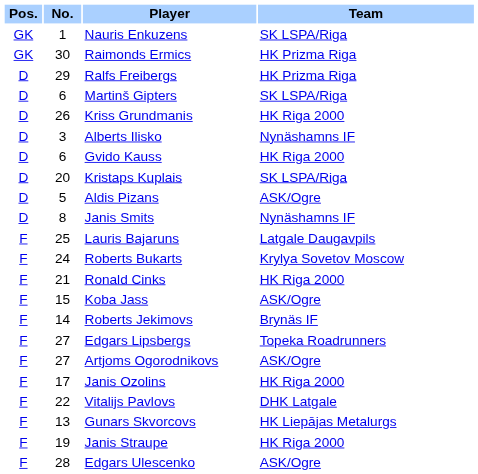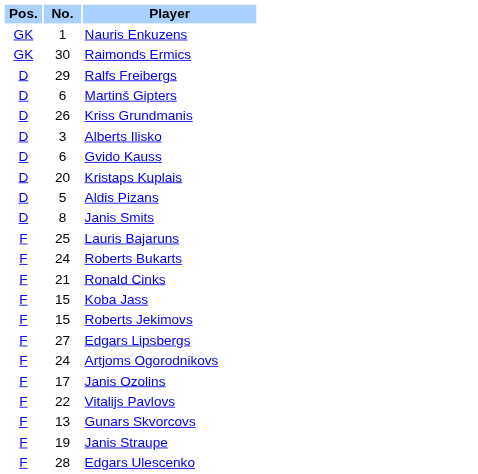- column: (366, 14)
(62, 320) 14 -> (62, 320) 15
(62, 360) 27 -> (62, 360) 24
